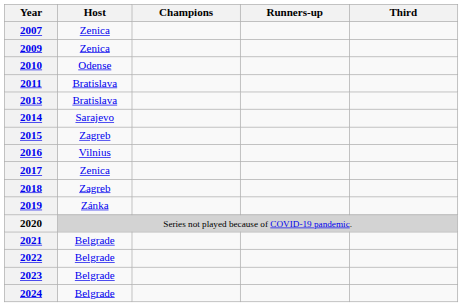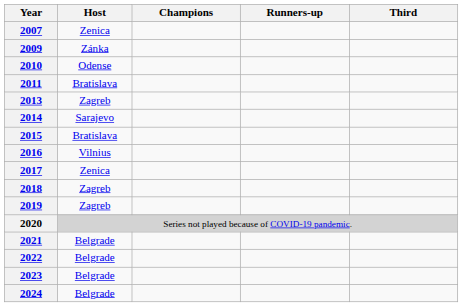(95, 48) Zenica -> (95, 48) Zánka
(95, 100) Bratislava -> (95, 100) Zagreb
(95, 135) Zagreb -> (95, 135) Bratislava
(95, 205) Zánka -> (95, 205) Zagreb
